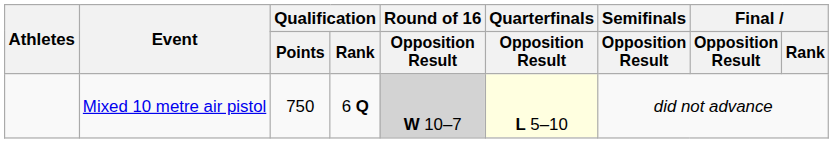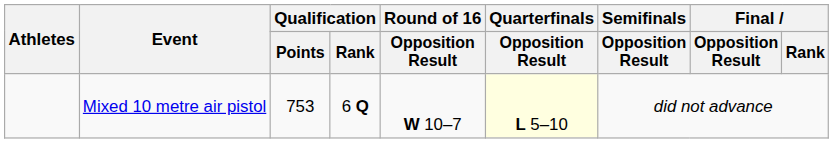(300, 106) 750 -> (300, 106) 753
(433, 125) lightgrey background -> (433, 125) no background
